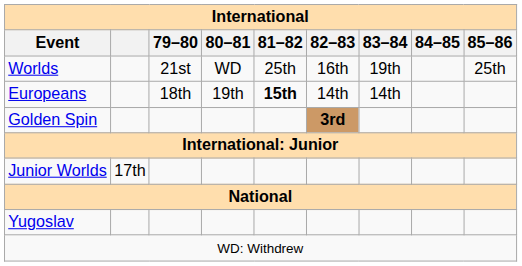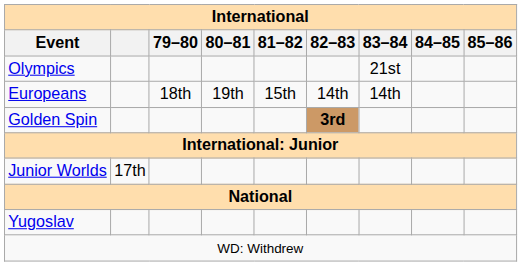+ row: (41, 68)
- row: (33, 68)
(280, 94) bold -> (280, 94) normal
